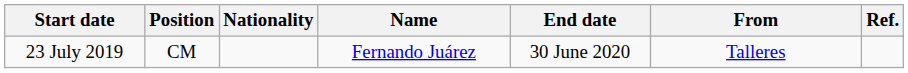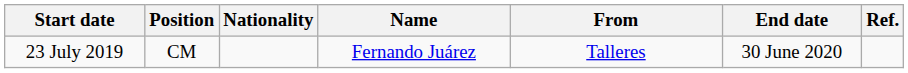columns swapped: (756, 20) <-> (580, 20)
